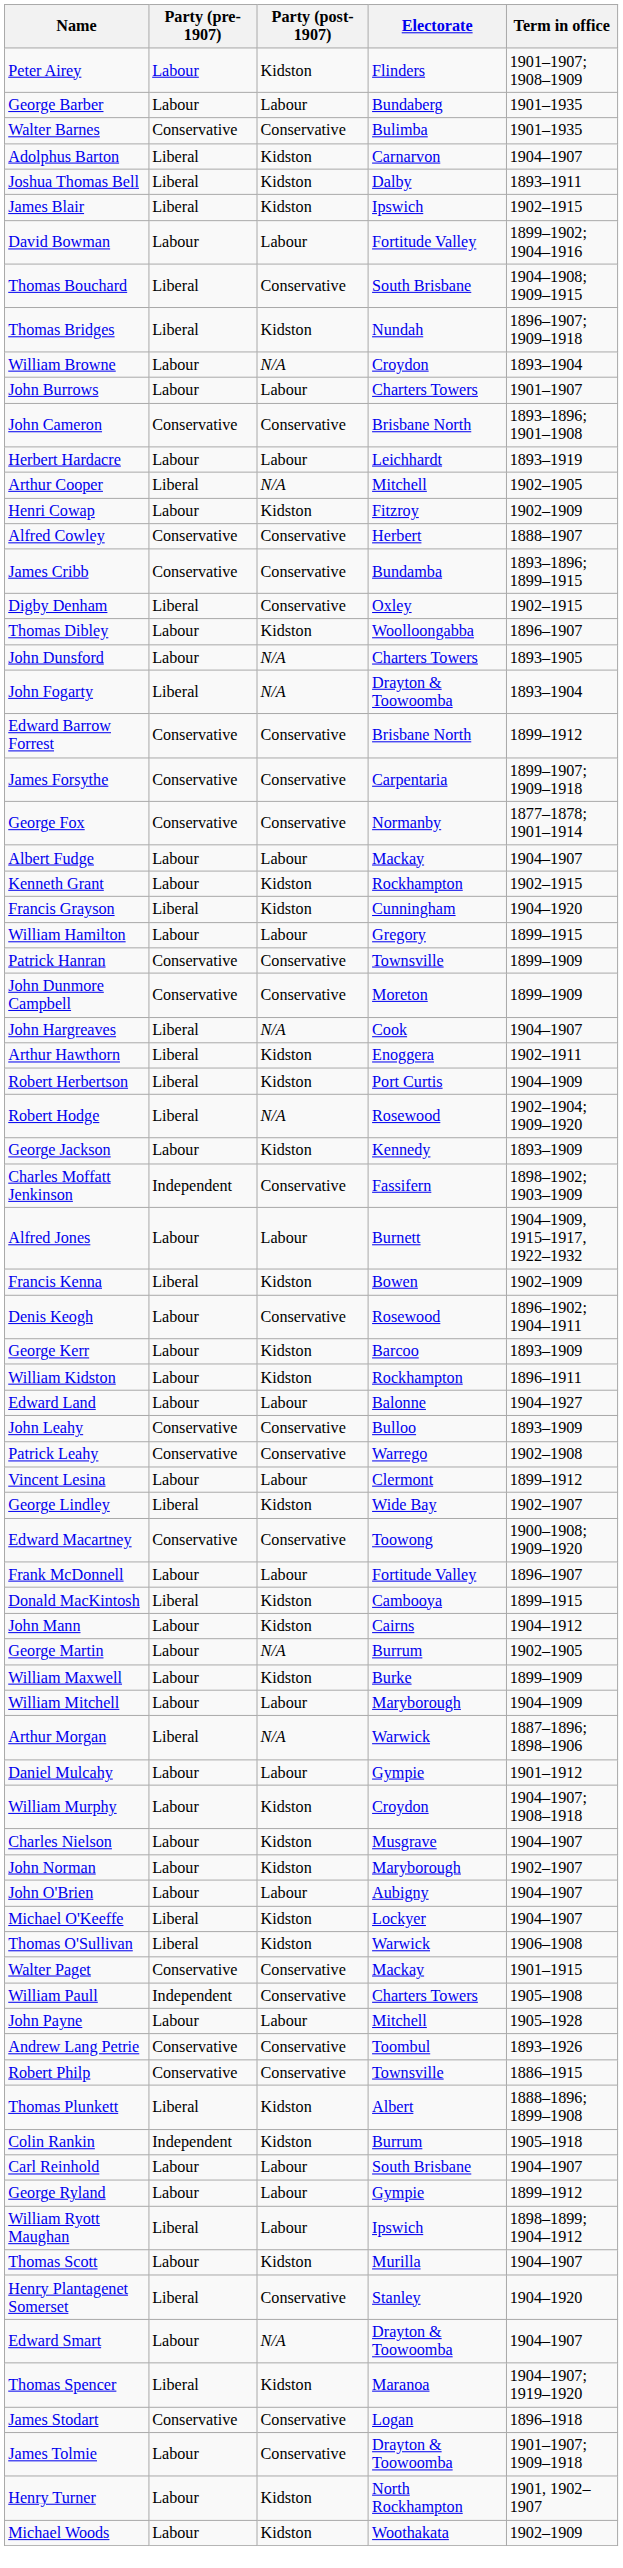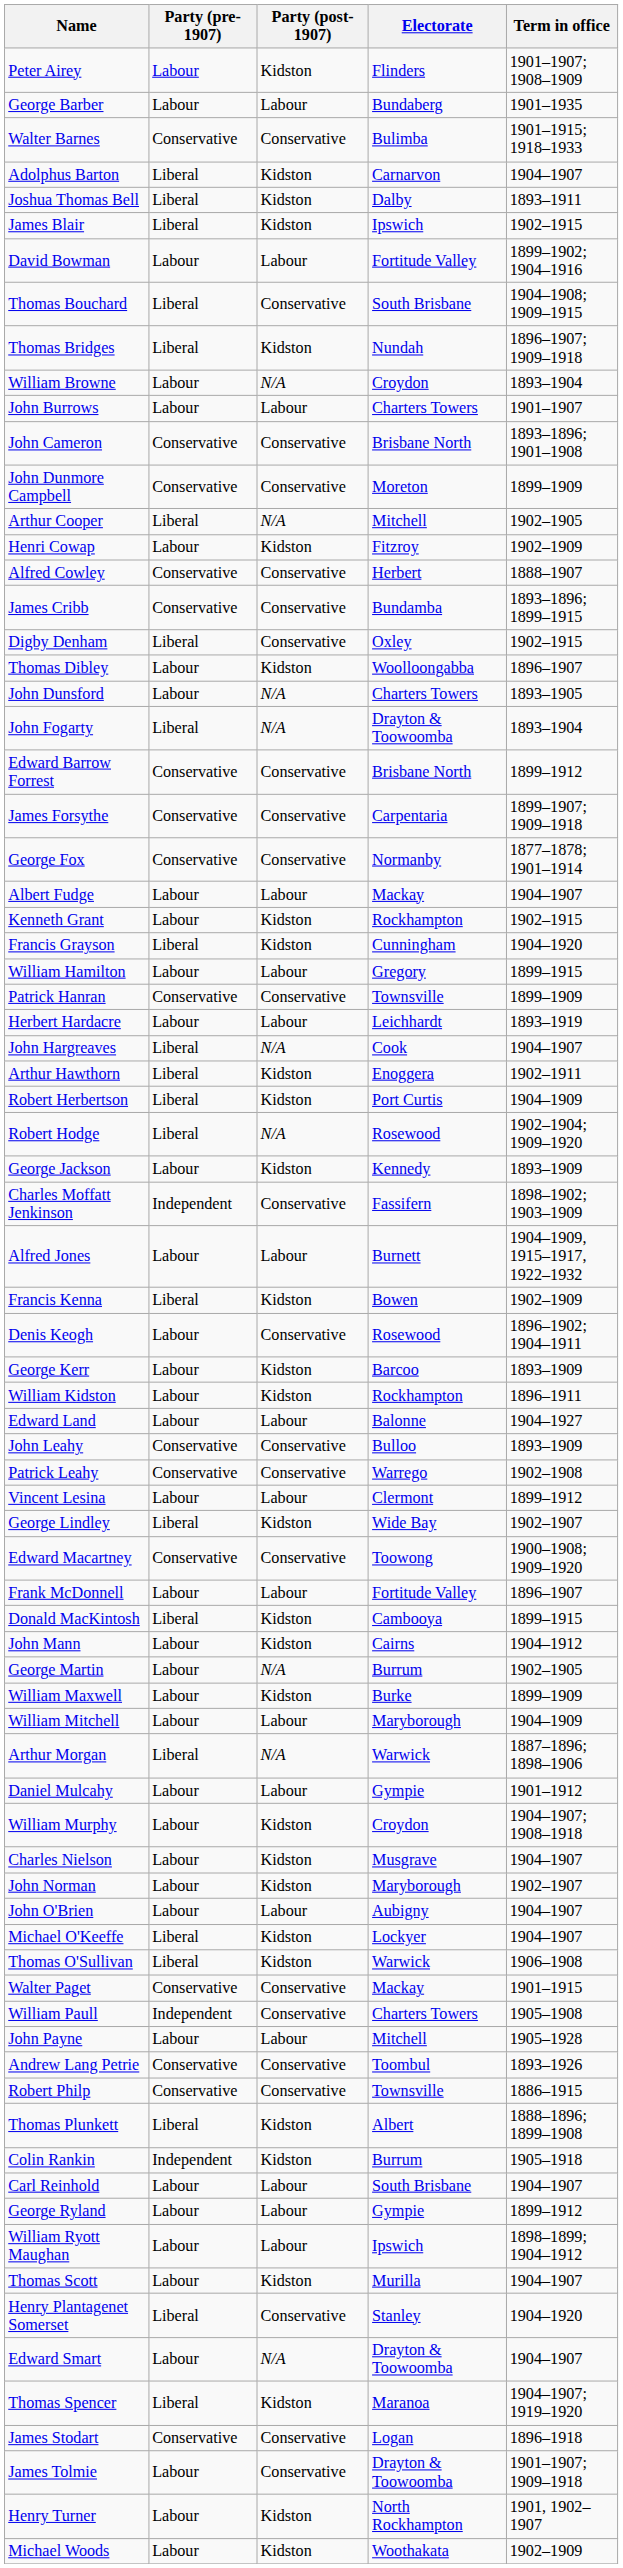(546, 130) 1901–1935 -> (548, 139) 1901–1915; 1918–1933
rows swapped: (56, 995) <-> (65, 459)
(176, 2227) Liberal -> (176, 2246) Labour
